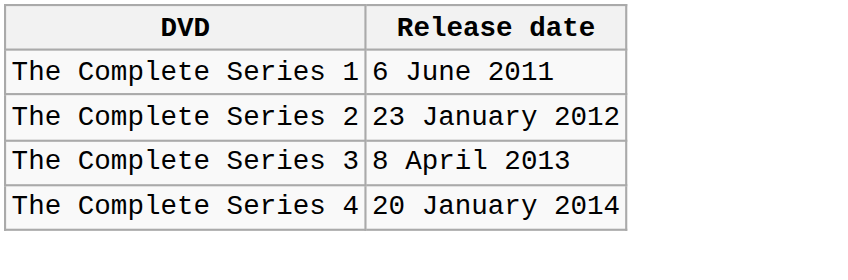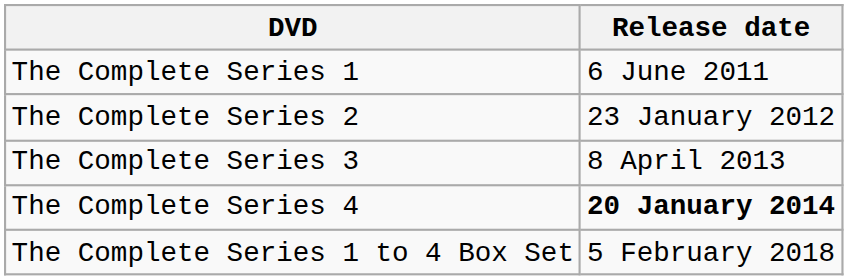(496, 207) normal -> (711, 207) bold
+ row: (293, 252)
